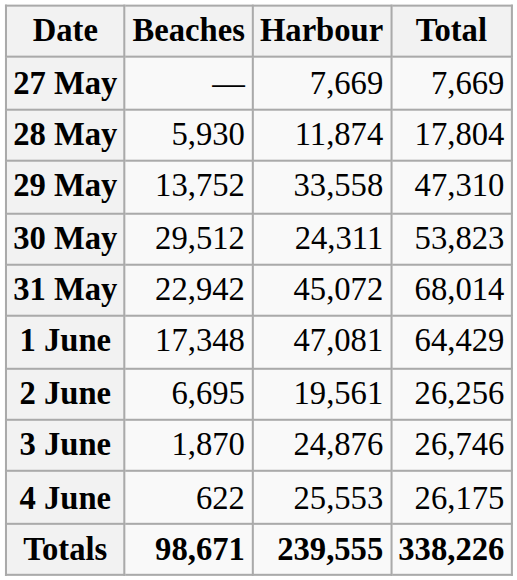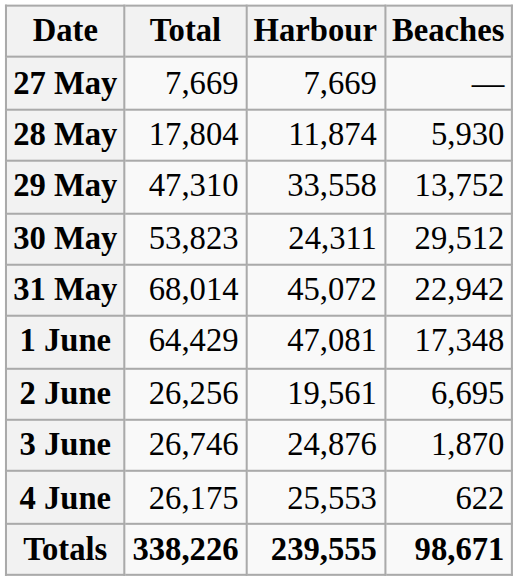columns swapped: (189, 31) <-> (451, 31)
